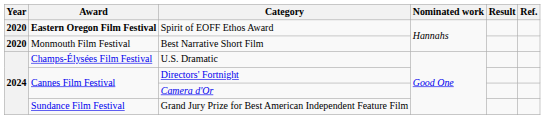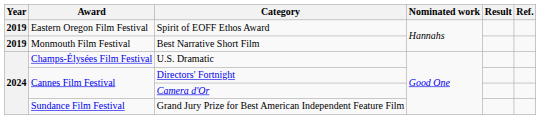(17, 28) 2020 -> (17, 28) 2019
(94, 28) bold -> (90, 28) normal
(17, 43) 2020 -> (17, 43) 2019
